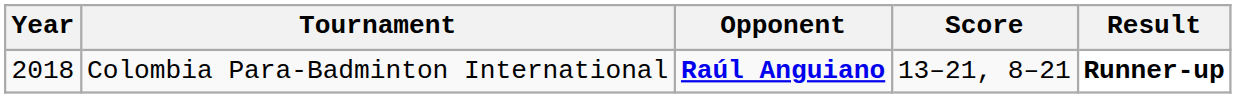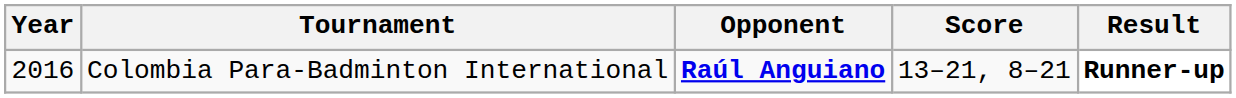(43, 71) 2018 -> (43, 71) 2016
